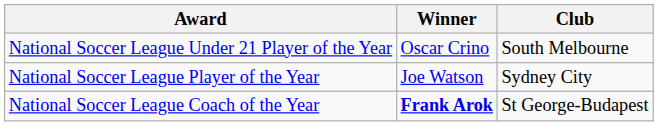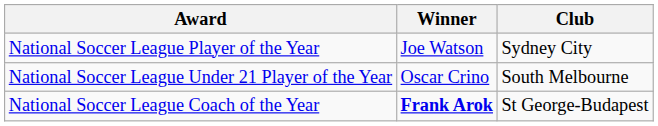rows swapped: (164, 76) <-> (200, 47)
